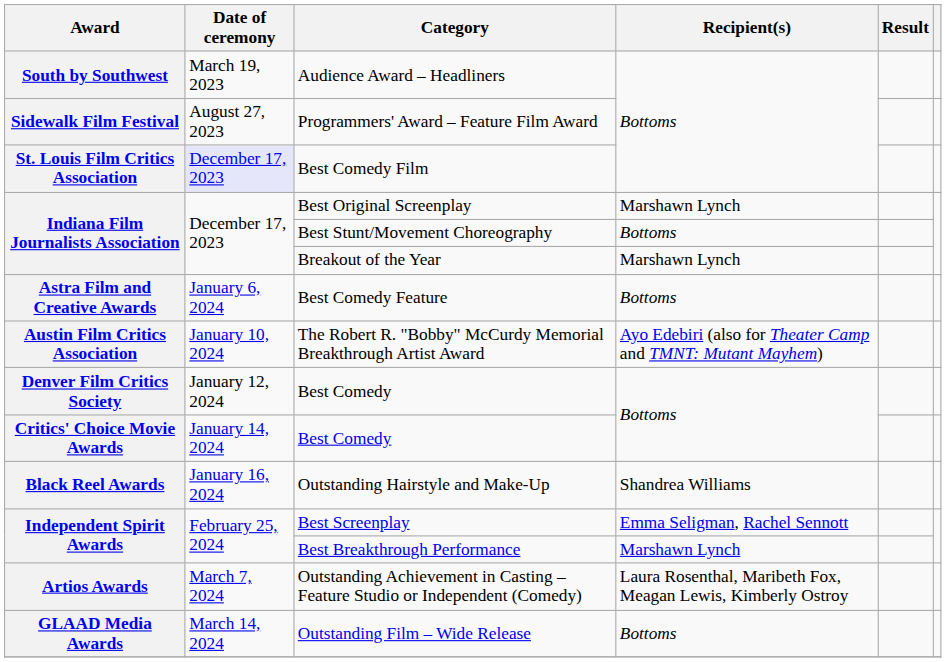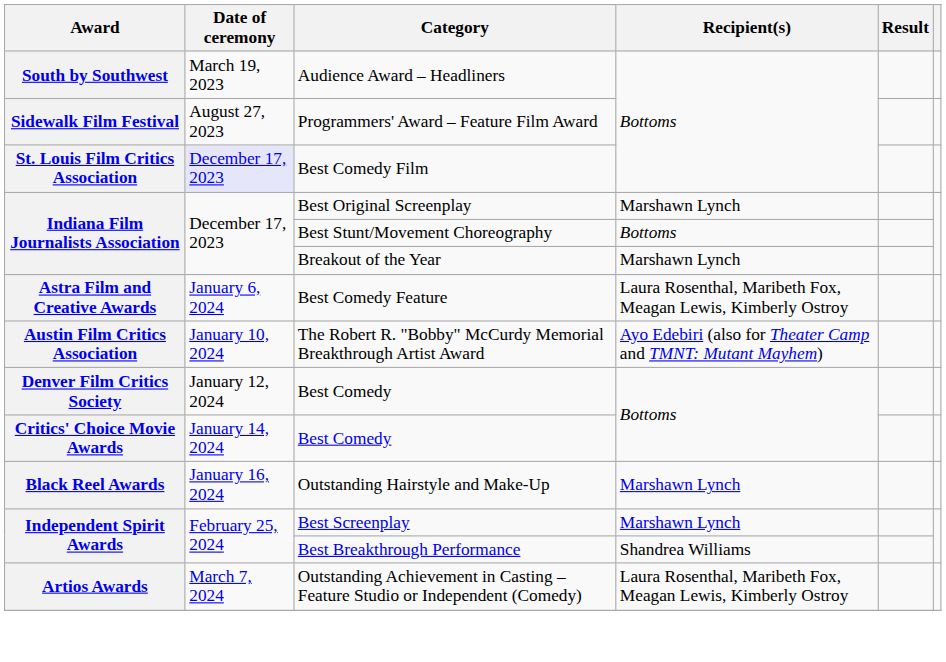(648, 297) Bottoms -> (734, 297) Laura Rosenthal, Maribeth Fox, Meagan Lewis, Kimberly Ostroy
(685, 484) Shandrea Williams -> (680, 484) Marshawn Lynch
(734, 522) Emma Seligman, Rachel Sennott -> (680, 522) Marshawn Lynch
(680, 549) Marshawn Lynch -> (685, 549) Shandrea Williams
- row: (95, 633)
